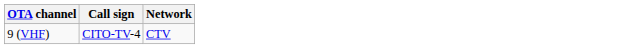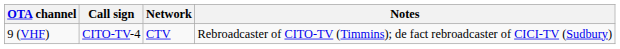+ column: (405, 14)
